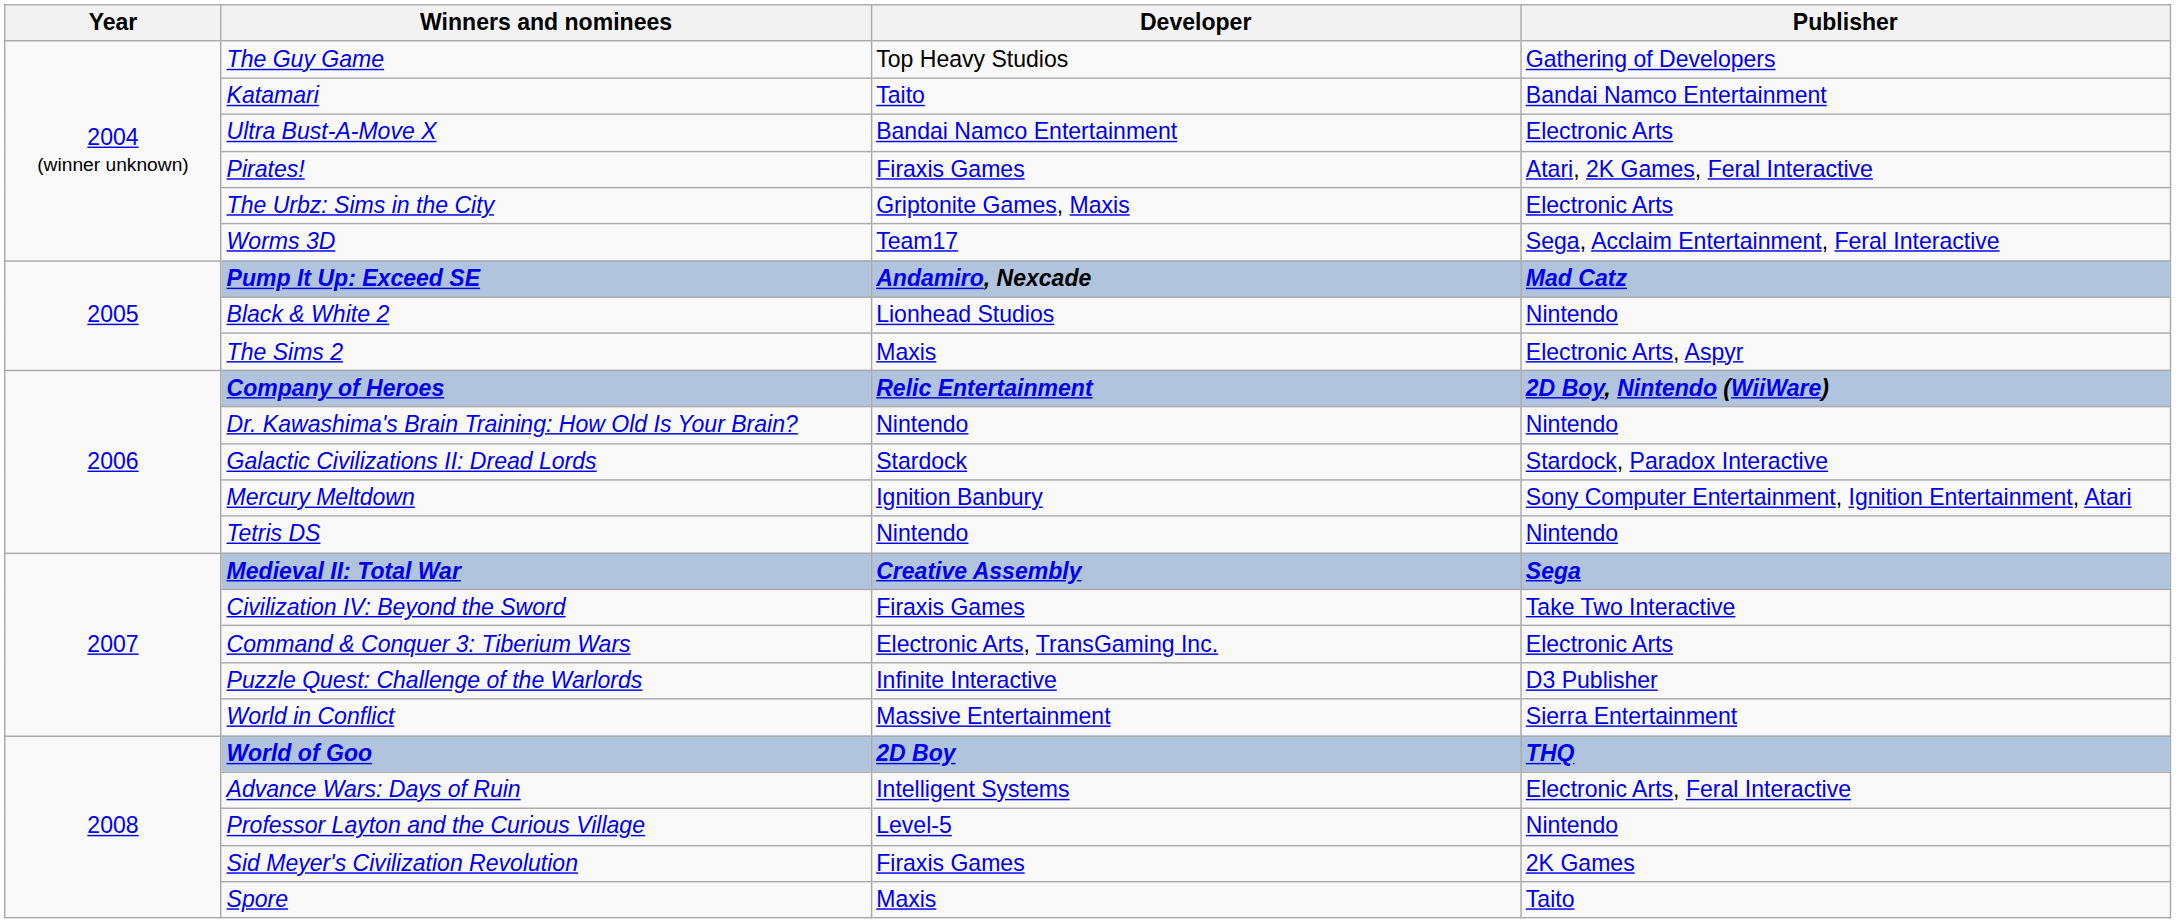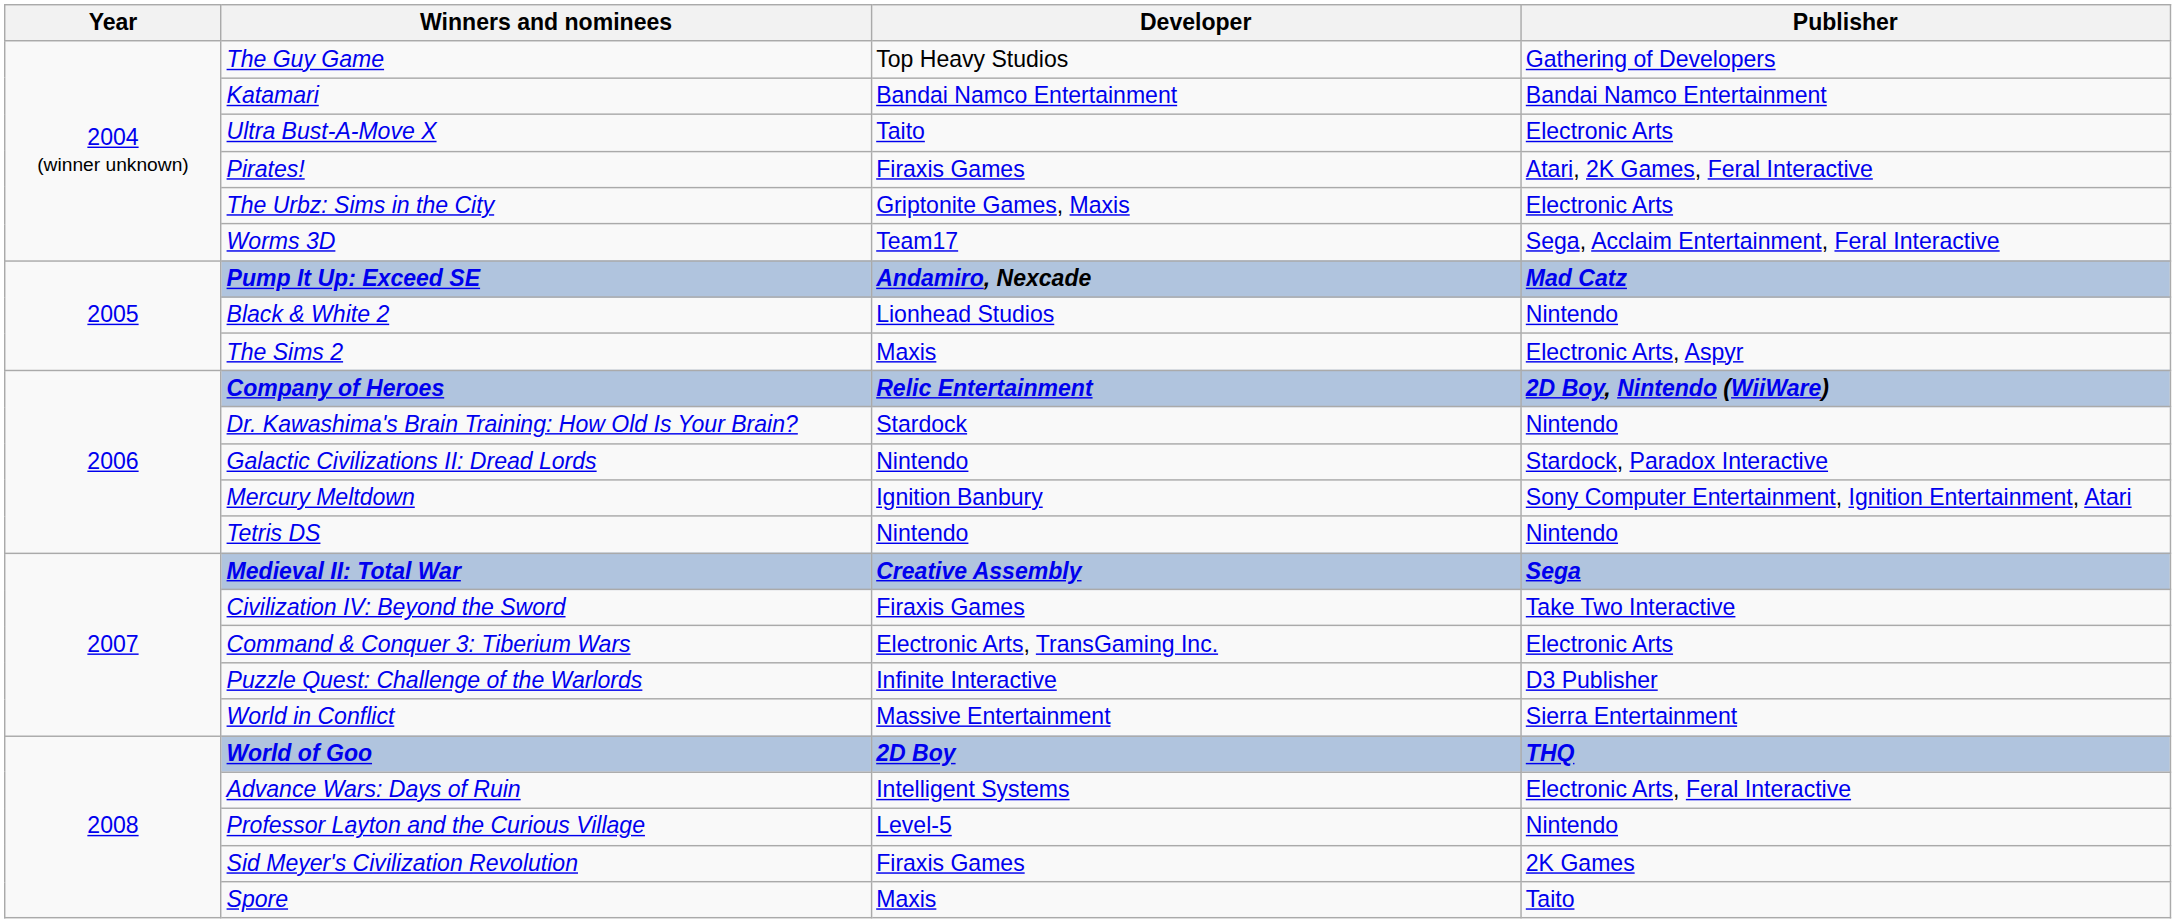(901, 95) Taito -> (1027, 95) Bandai Namco Entertainment
(1027, 132) Bandai Namco Entertainment -> (901, 132) Taito
(922, 424) Nintendo -> (922, 424) Stardock
(922, 461) Stardock -> (922, 461) Nintendo
